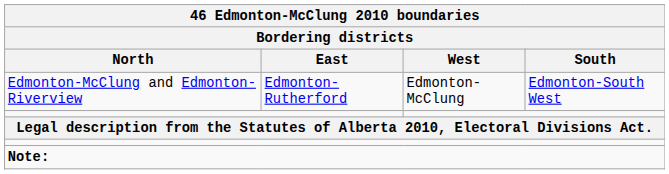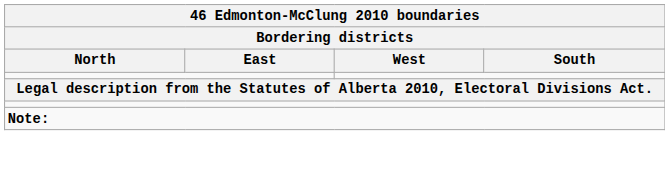- row: (132, 91)
